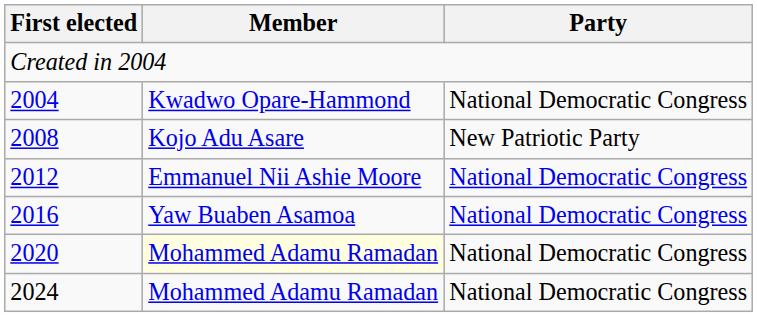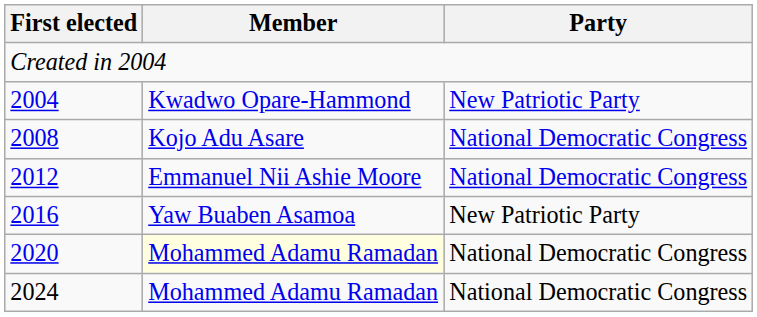(598, 100) National Democratic Congress -> (545, 100) New Patriotic Party
(545, 138) New Patriotic Party -> (598, 138) National Democratic Congress
(598, 215) National Democratic Congress -> (545, 215) New Patriotic Party
